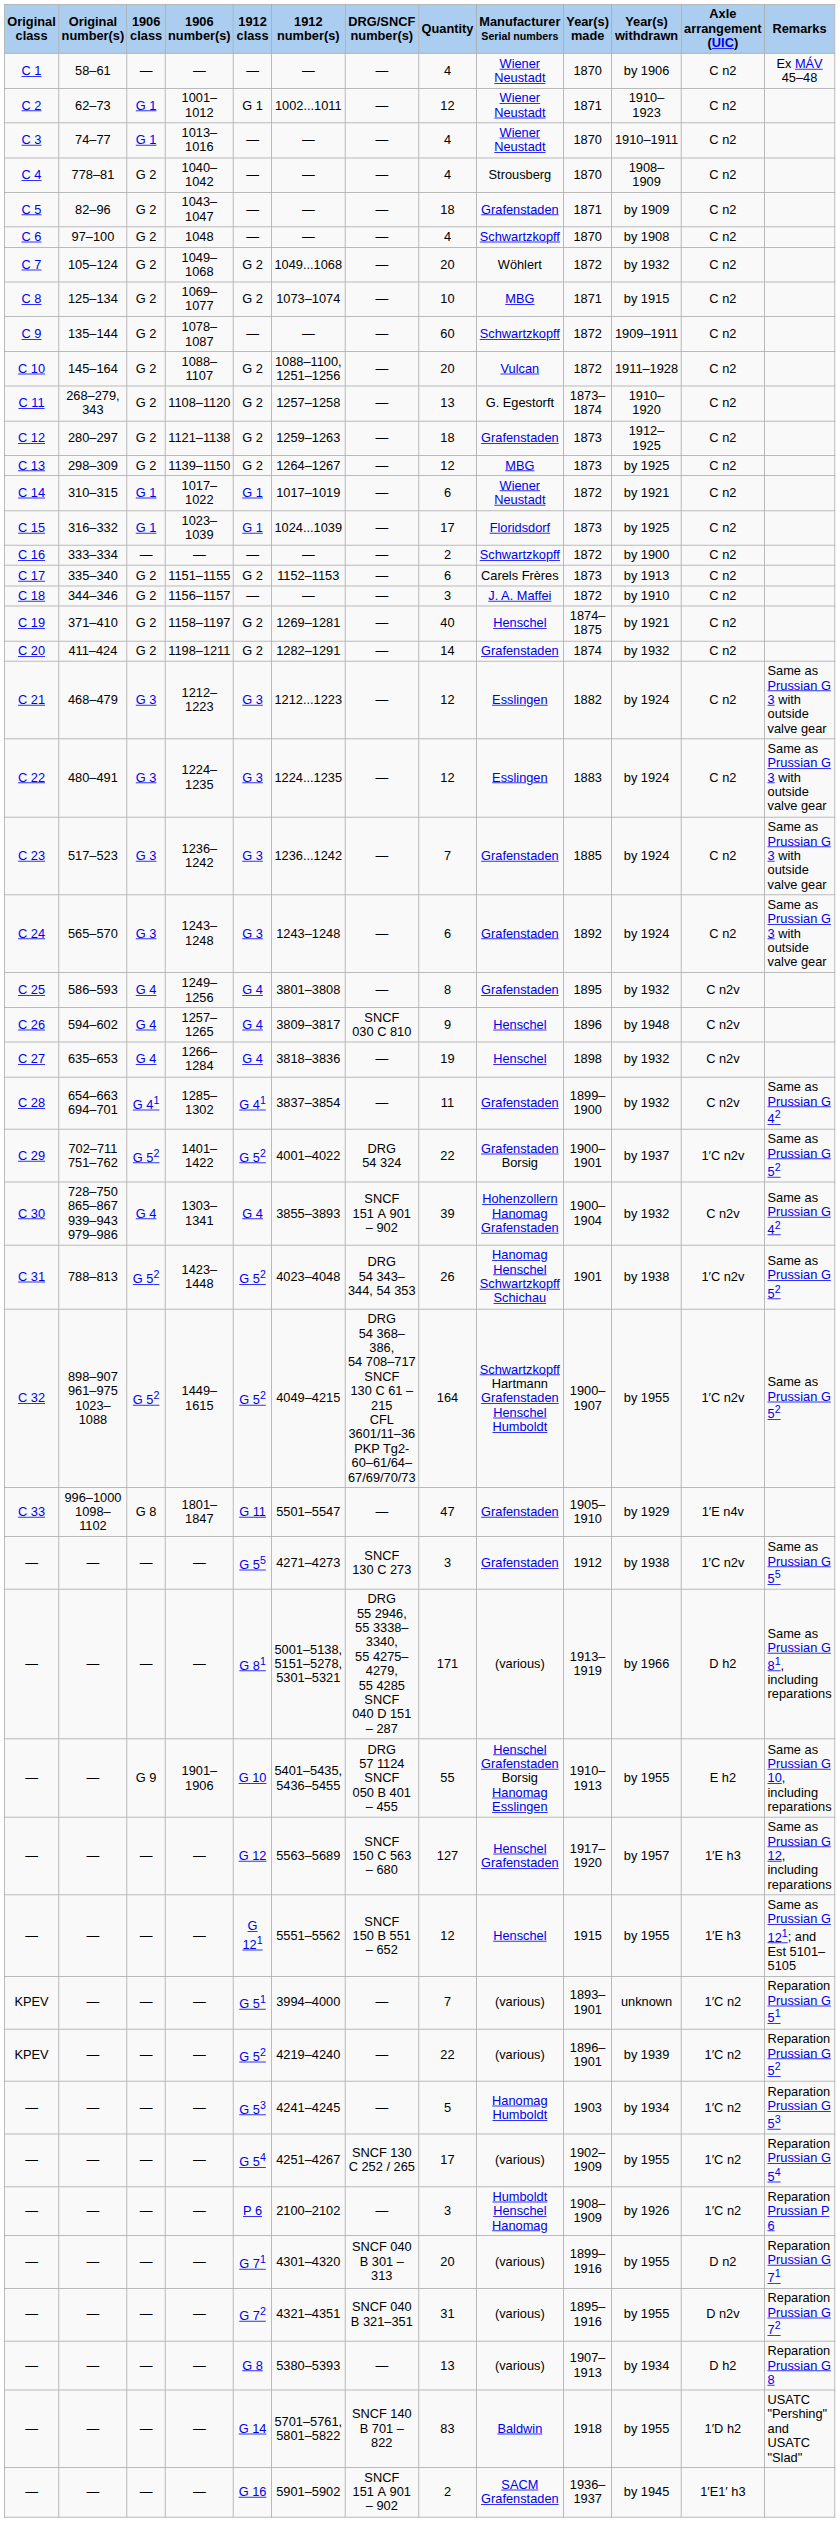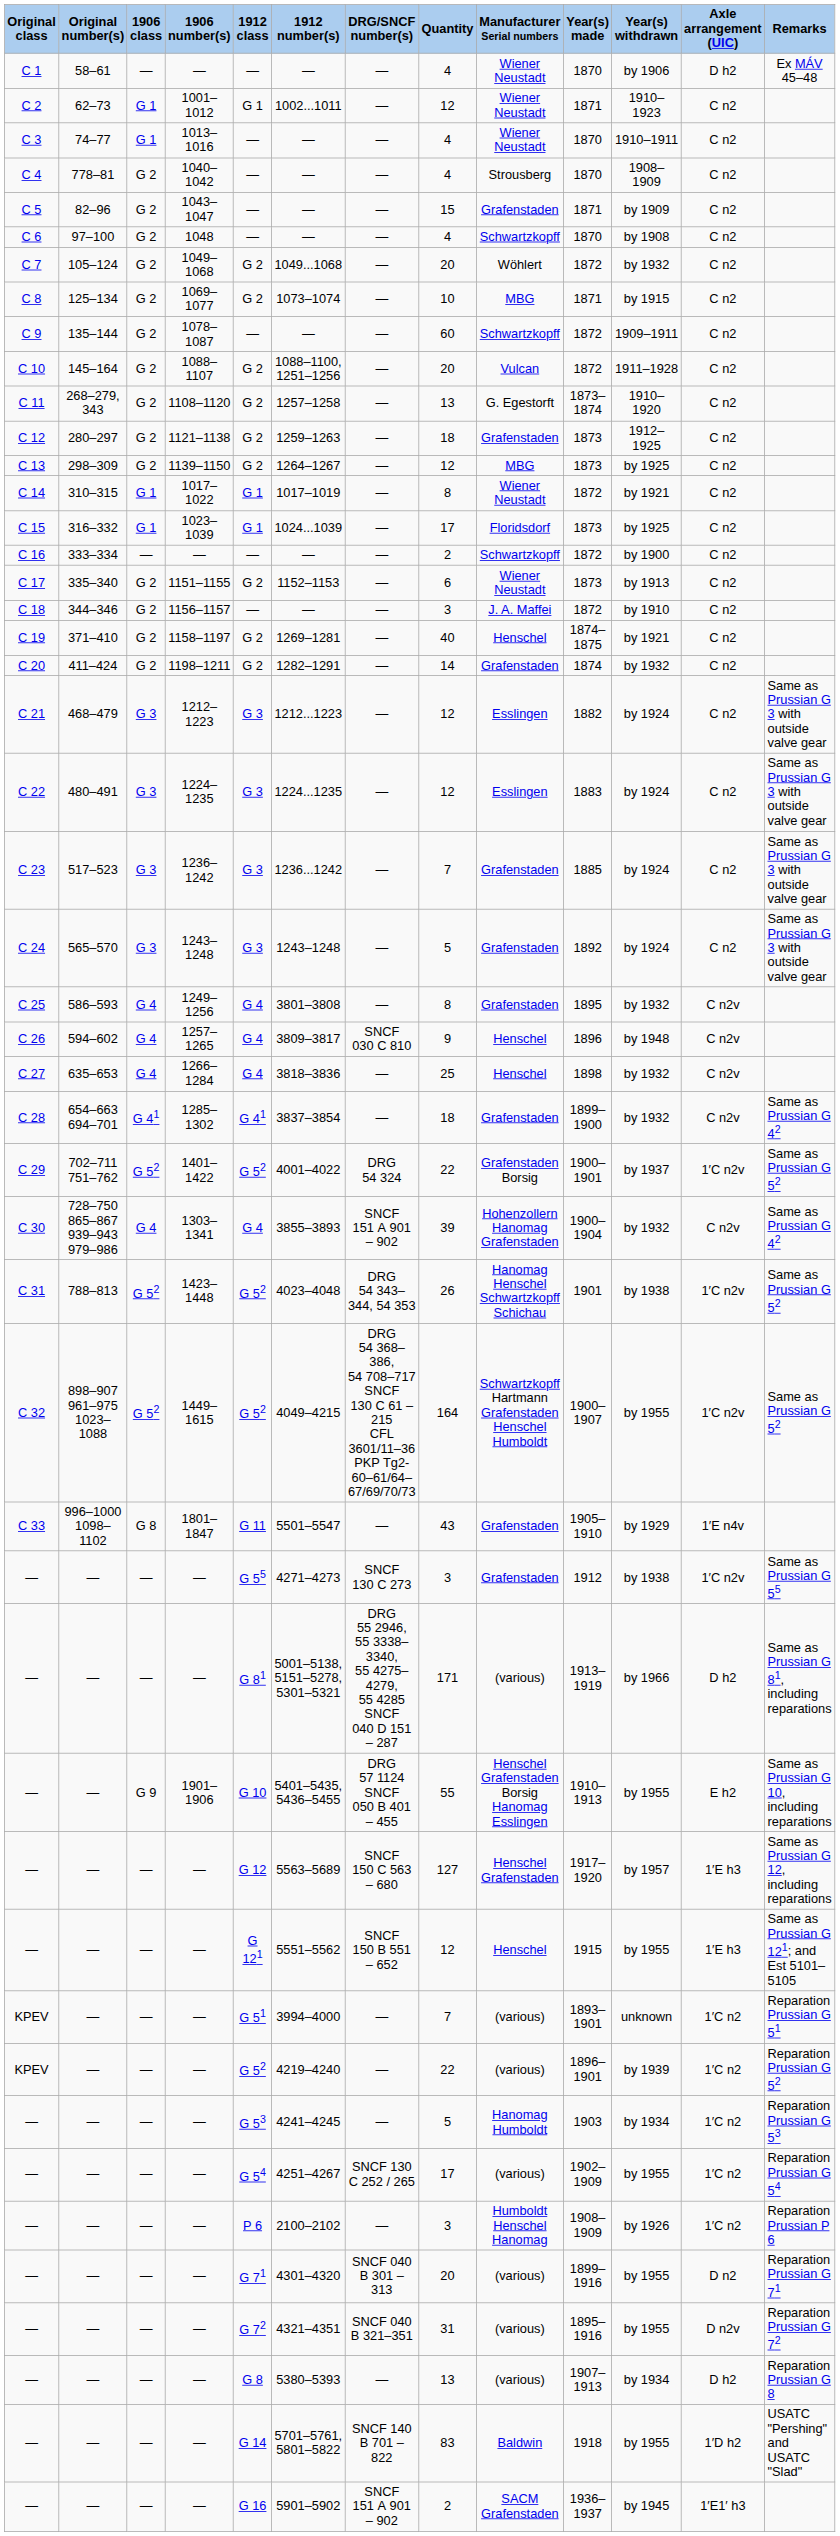(723, 70) C n2 -> (723, 70) D h2
(447, 209) 18 -> (447, 209) 15
(447, 493) 6 -> (447, 493) 8
(520, 575) Carels Frères -> (520, 582) Wiener Neustadt
(447, 933) 6 -> (447, 948) 5
(447, 1059) 19 -> (447, 1073) 25
(447, 1103) 11 -> (447, 1117) 18
(447, 1512) 47 -> (447, 1526) 43
